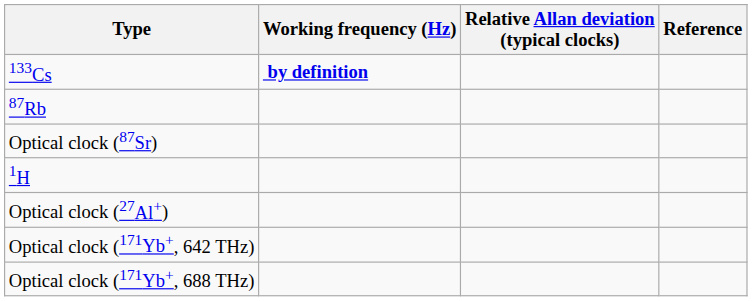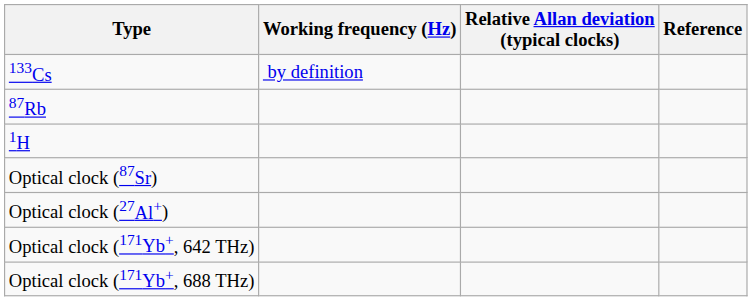(316, 72) bold -> (313, 72) normal
rows swapped: (19, 175) <-> (83, 140)
